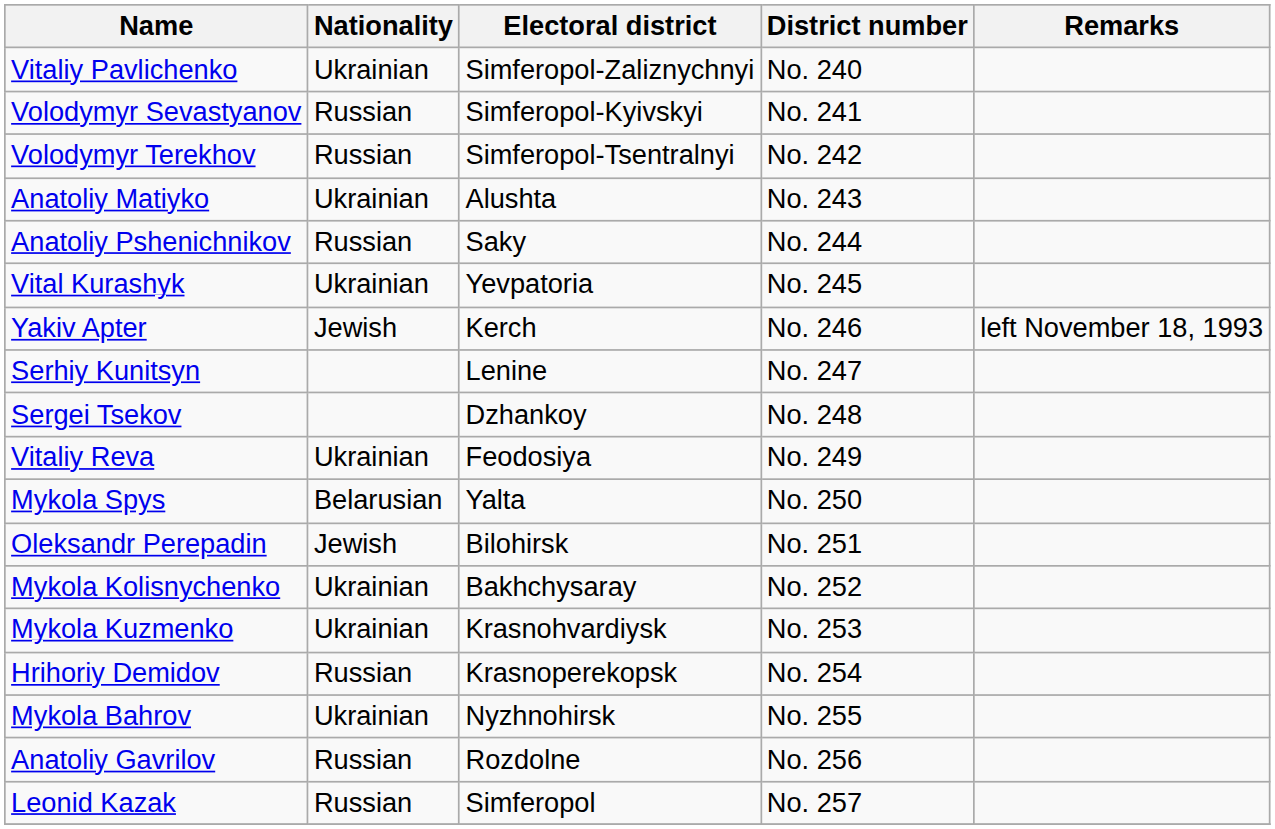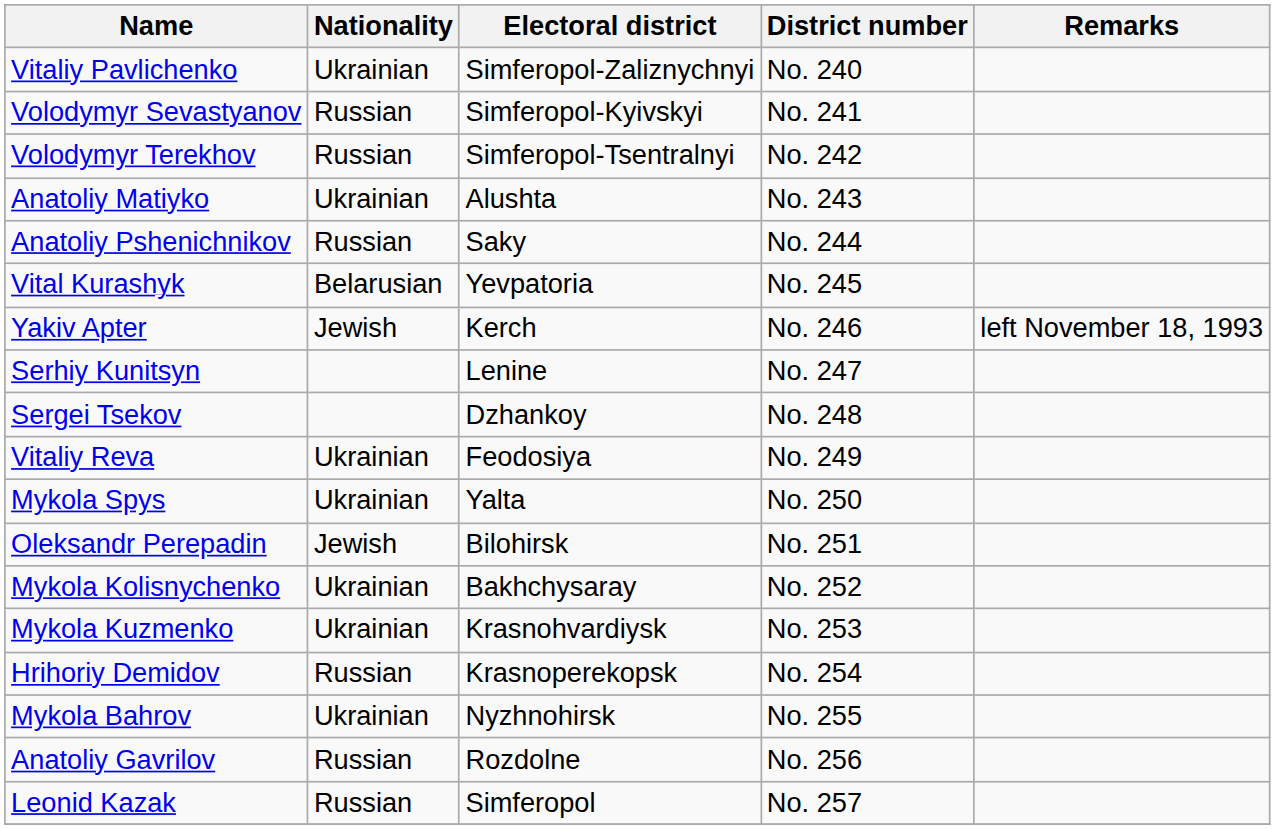(371, 284) Ukrainian -> (378, 284) Belarusian
(378, 500) Belarusian -> (371, 500) Ukrainian
